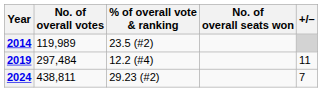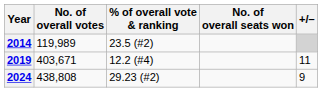(56, 60) 297,484 -> (56, 60) 403,671
(56, 78) 438,811 -> (56, 78) 438,808
(302, 78) 7 -> (302, 78) 9
